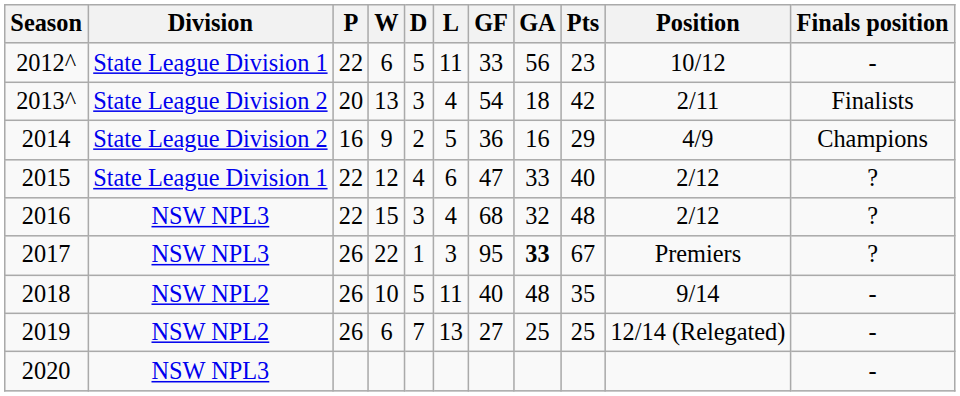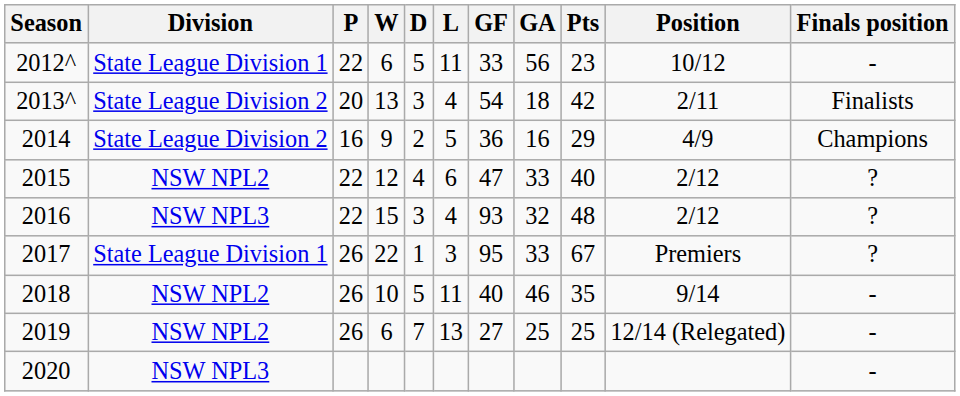(210, 178) State League Division 1 -> (210, 178) NSW NPL2
(491, 216) 68 -> (491, 216) 93
(210, 255) NSW NPL3 -> (210, 255) State League Division 1
(537, 255) bold -> (537, 255) normal
(537, 293) 48 -> (537, 293) 46
